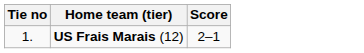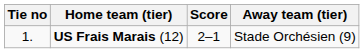+ column: (295, 15)
